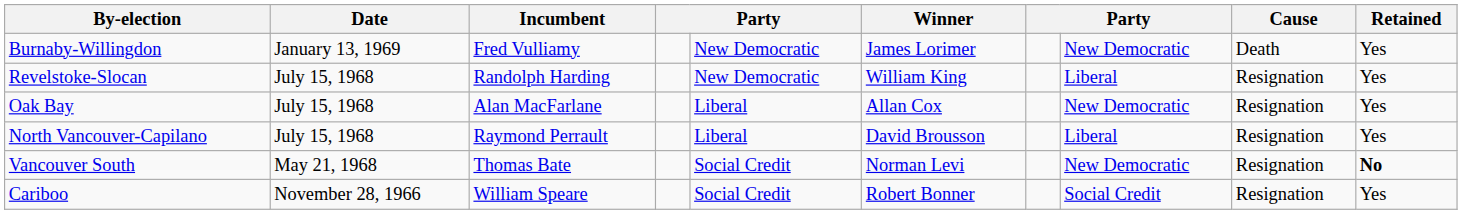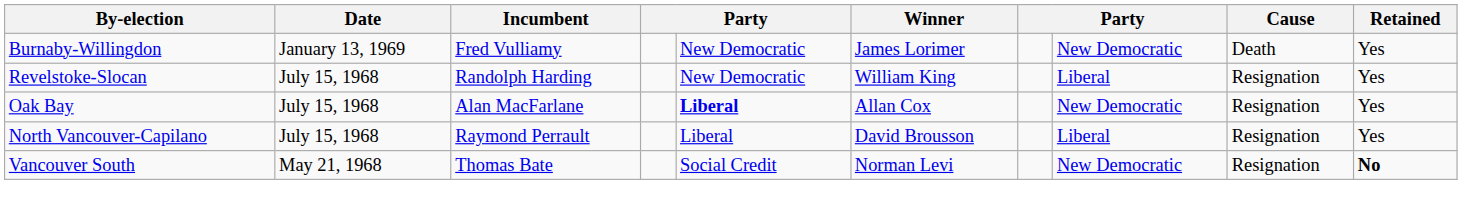(721, 106) normal -> (709, 106) bold
- row: (38, 194)
